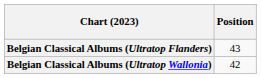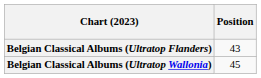(235, 65) 42 -> (235, 65) 45
